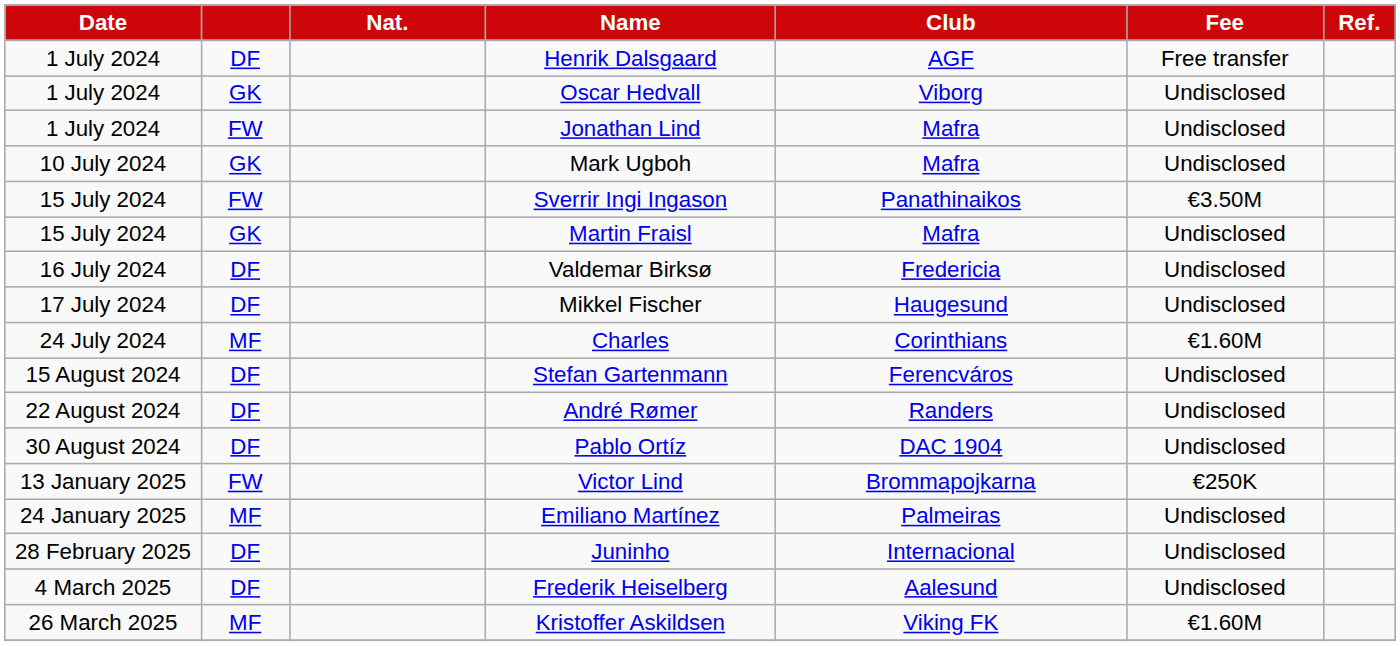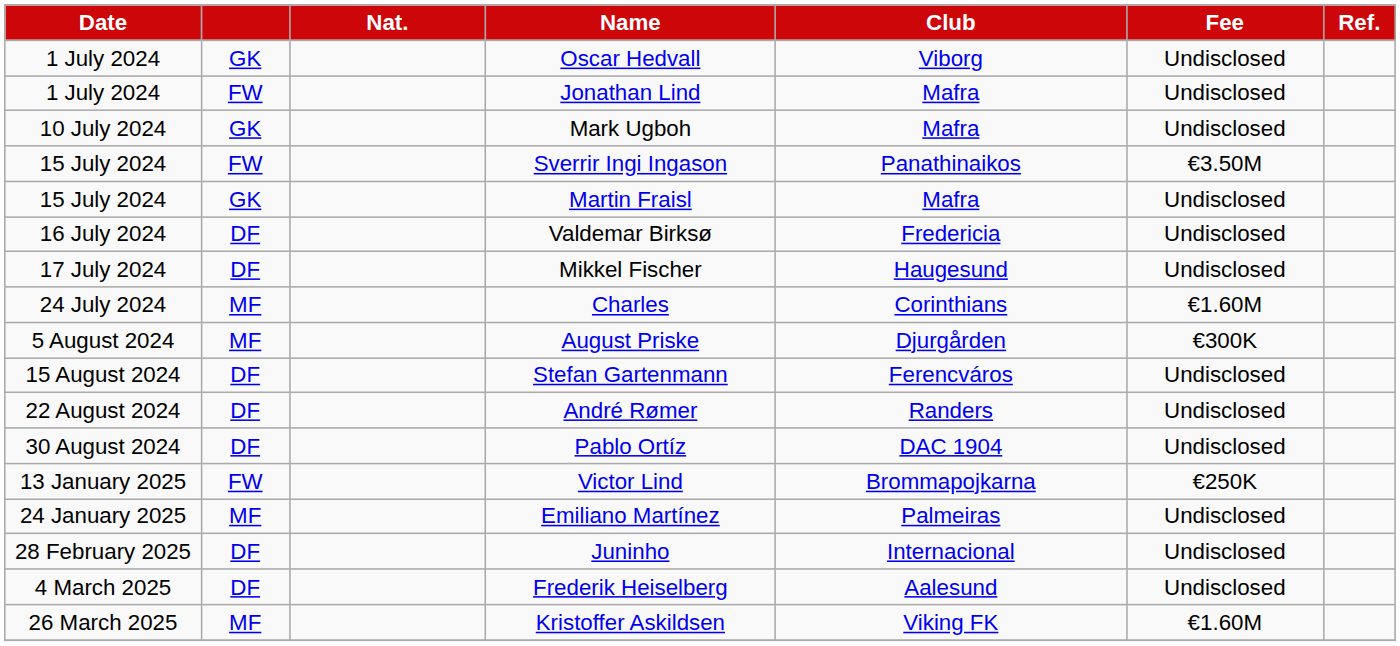- row: (630, 58)
+ row: (630, 340)
